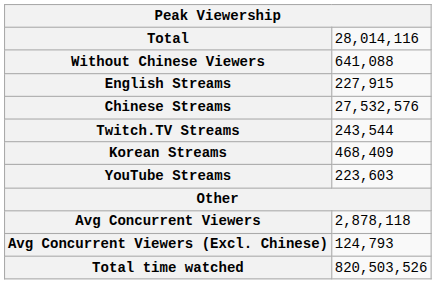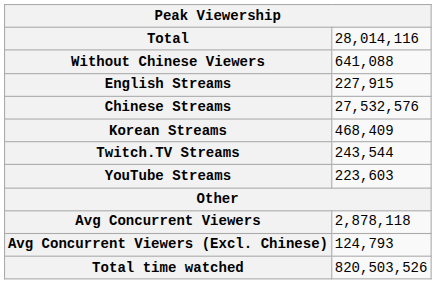rows swapped: (168, 153) <-> (168, 130)
